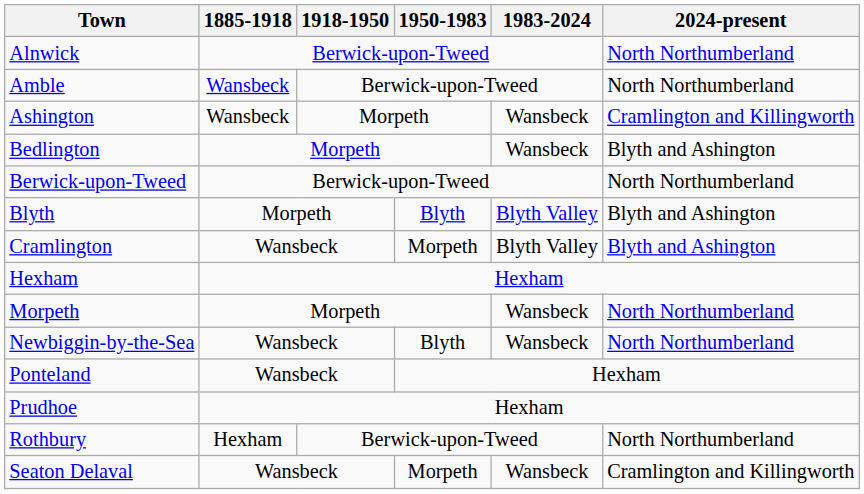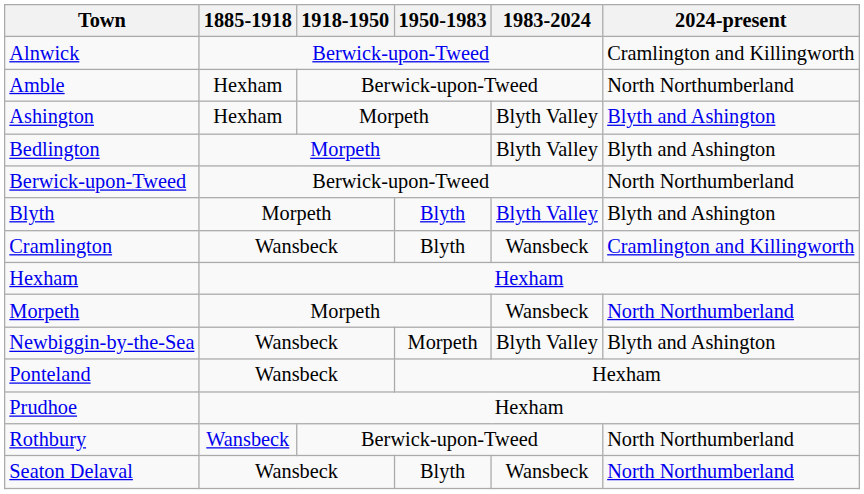(701, 52) North Northumberland -> (731, 52) Cramlington and Killingworth
(248, 85) Wansbeck -> (248, 85) Hexham
(248, 117) Wansbeck -> (248, 117) Hexham
(547, 117) Wansbeck -> (547, 117) Blyth Valley
(731, 117) Cramlington and Killingworth -> (691, 117) Blyth and Ashington
(547, 149) Wansbeck -> (547, 149) Blyth Valley
(443, 246) Morpeth -> (443, 246) Blyth
(547, 246) Blyth Valley -> (547, 246) Wansbeck
(691, 246) Blyth and Ashington -> (731, 246) Cramlington and Killingworth
(443, 342) Blyth -> (443, 342) Morpeth
(547, 342) Wansbeck -> (547, 342) Blyth Valley
(701, 342) North Northumberland -> (691, 342) Blyth and Ashington
(248, 439) Hexham -> (248, 439) Wansbeck
(443, 471) Morpeth -> (443, 471) Blyth
(731, 471) Cramlington and Killingworth -> (701, 471) North Northumberland
